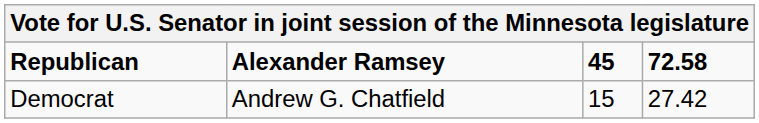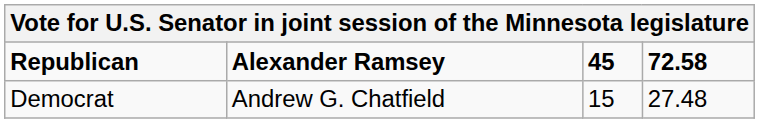(677, 99) 27.42 -> (677, 99) 27.48
